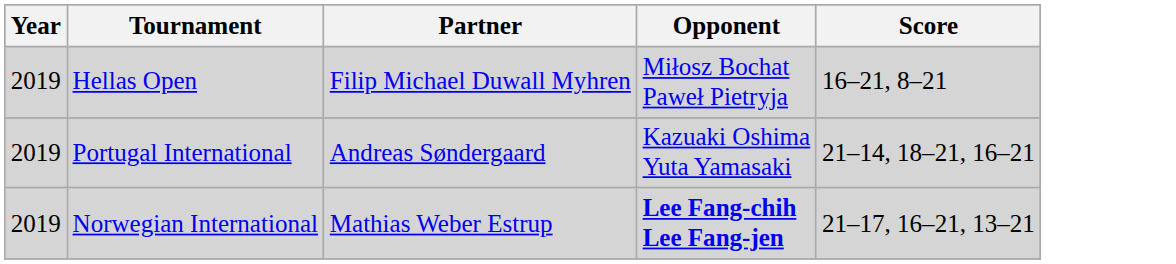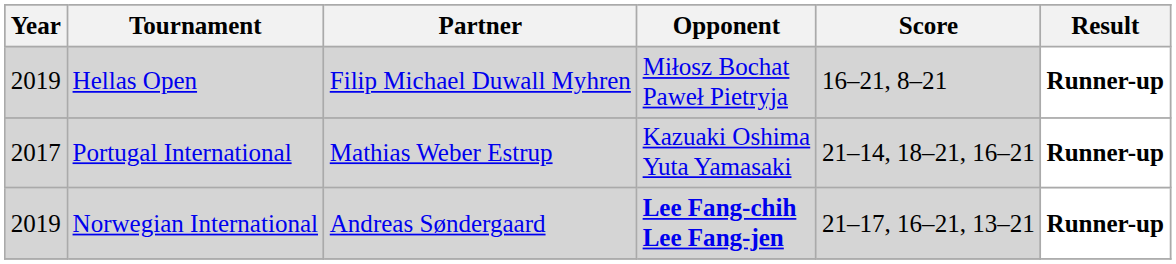+ column: (1105, 25)
(36, 152) 2019 -> (36, 152) 2017
(438, 152) Andreas Søndergaard -> (441, 152) Mathias Weber Estrup
(441, 223) Mathias Weber Estrup -> (438, 223) Andreas Søndergaard
